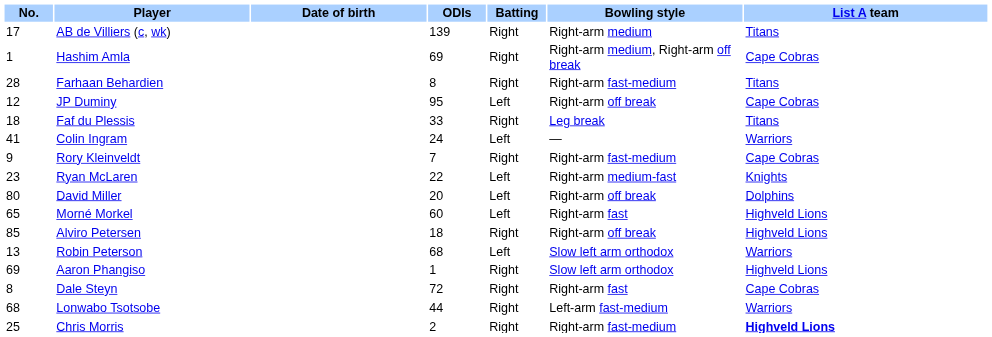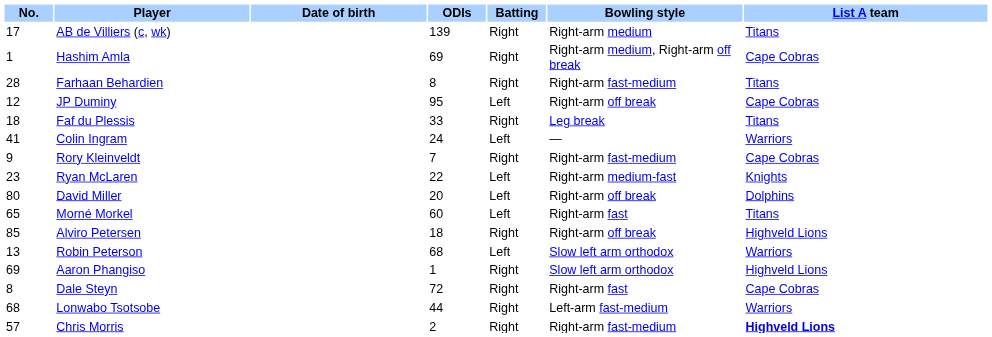(786, 214) Highveld Lions -> (762, 214) Titans
(13, 326) 25 -> (13, 326) 57
